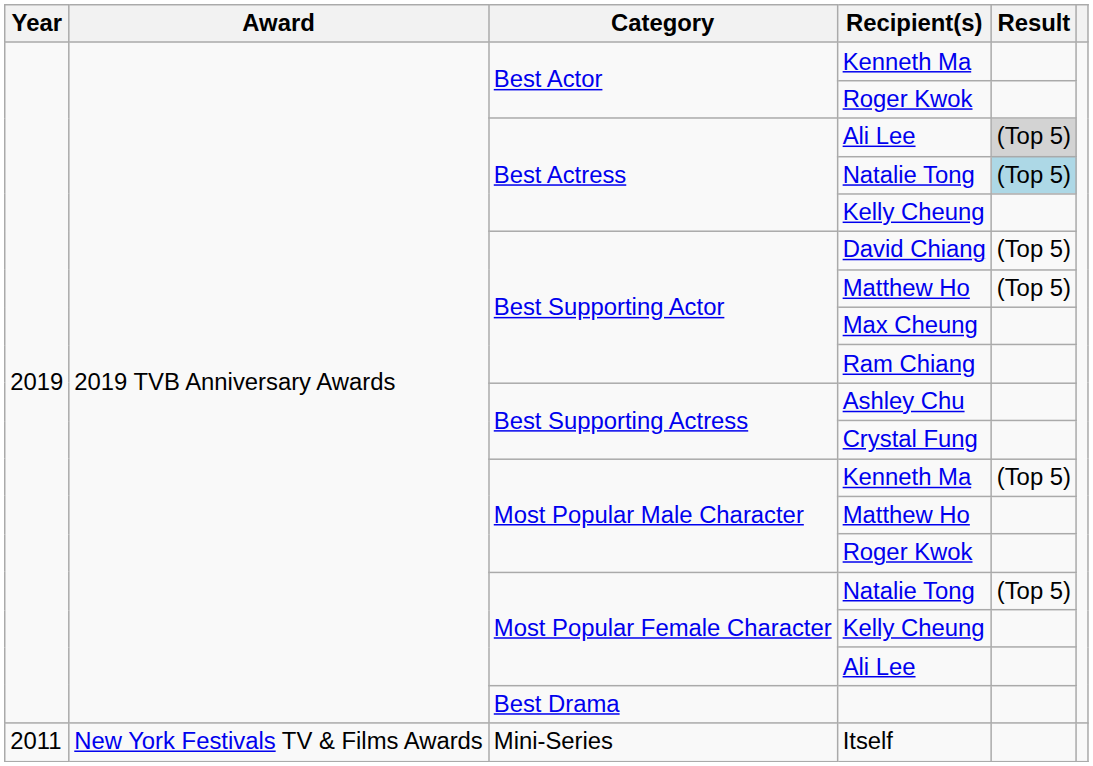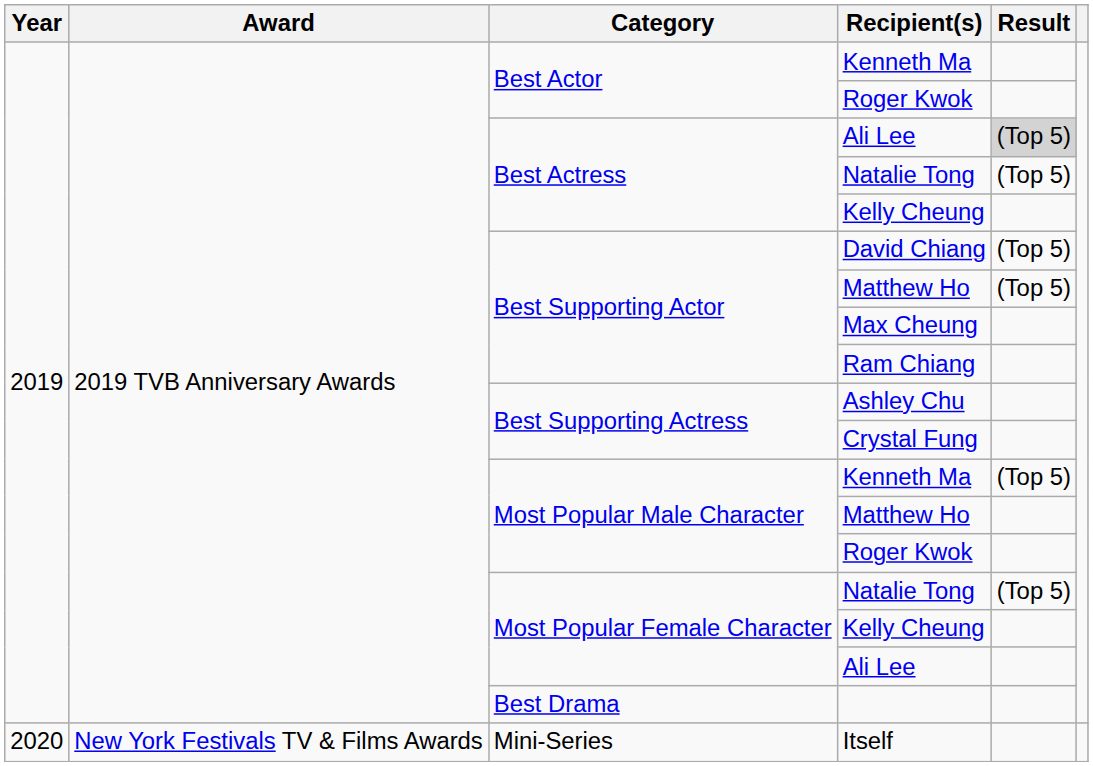(1034, 174) lightblue background -> (1034, 174) no background
(36, 741) 2011 -> (37, 741) 2020
